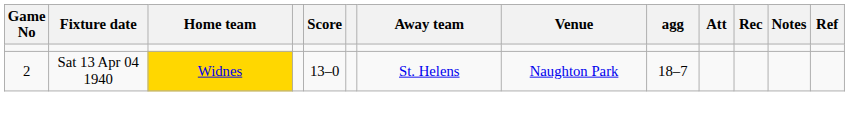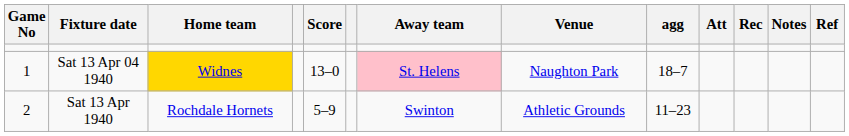(27, 71) 2 -> (27, 71) 1
(429, 71) no background -> (429, 71) pink background
+ row: (98, 111)
